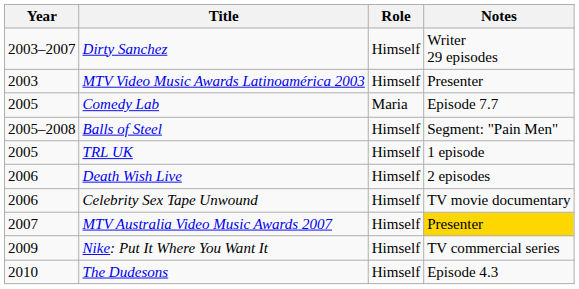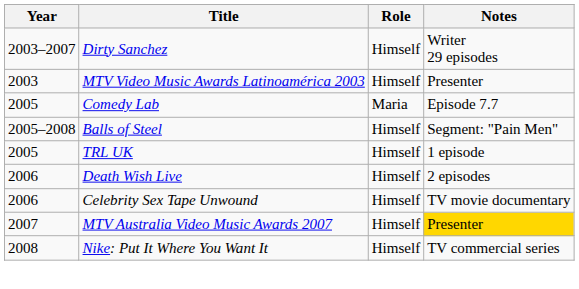(23, 248) 2009 -> (23, 248) 2008
- row: (125, 271)
